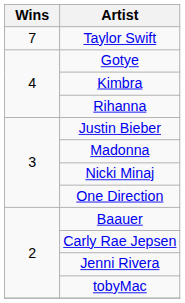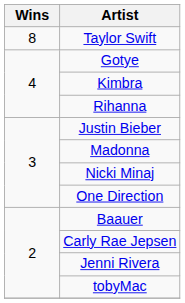(32, 38) 7 -> (32, 38) 8
